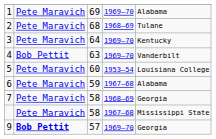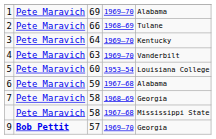(95, 26) 68 -> (95, 26) 66
(43, 55) Bob Pettit -> (51, 55) Pete Maravich
